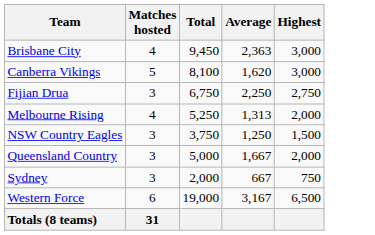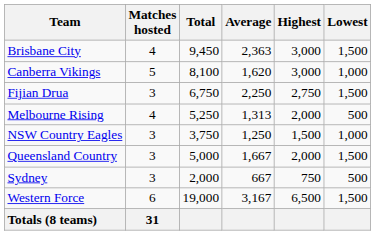+ column: (347, 22)
